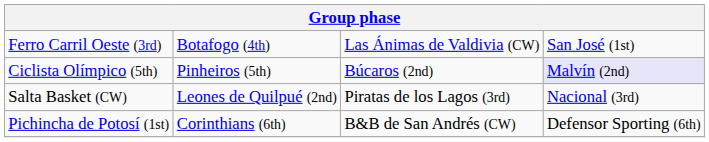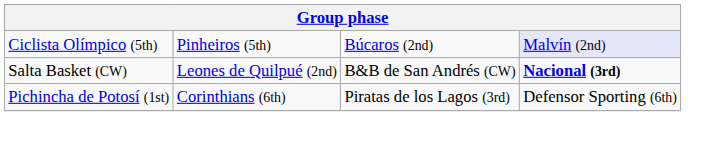- row: (85, 44)
(427, 96) Piratas de los Lagos (3rd) -> (430, 70) B&B de San Andrés (CW)
(593, 96) normal -> (572, 70) bold
(430, 123) B&B de San Andrés (CW) -> (427, 96) Piratas de los Lagos (3rd)
